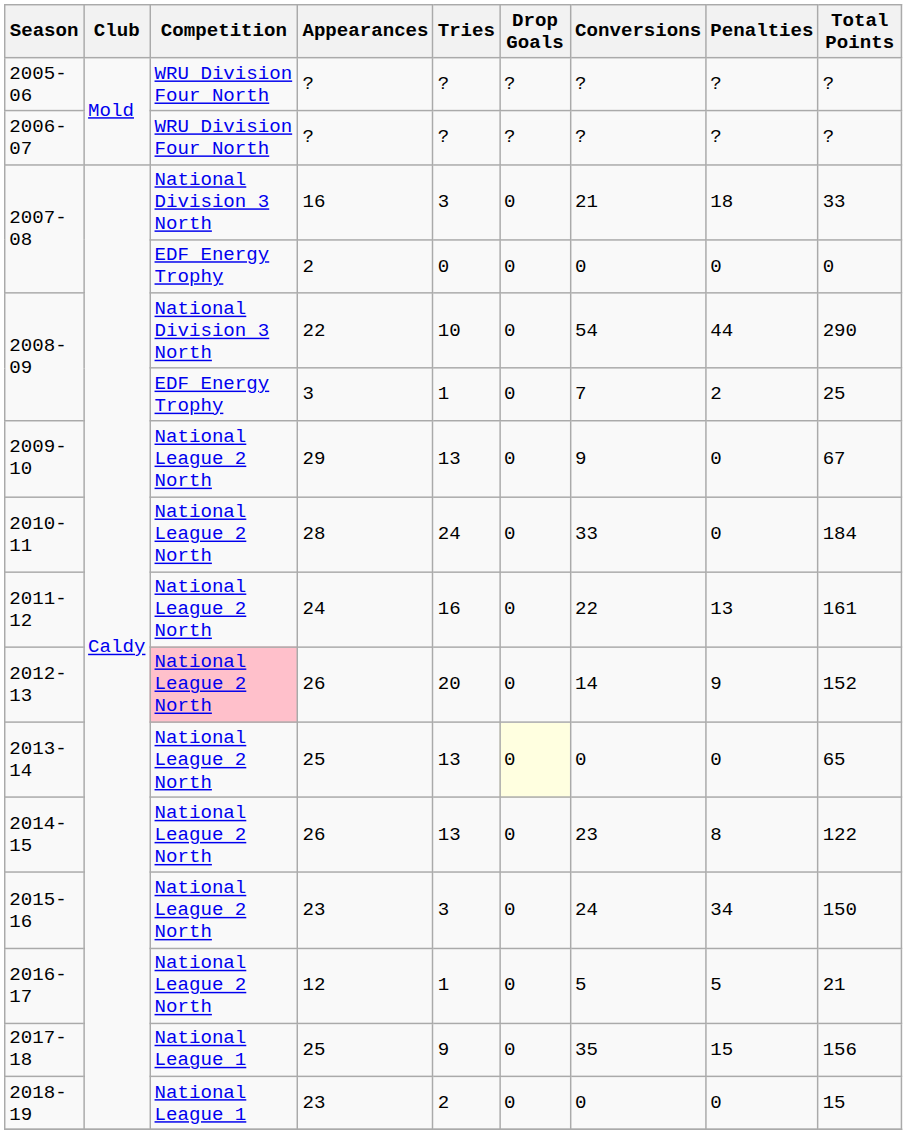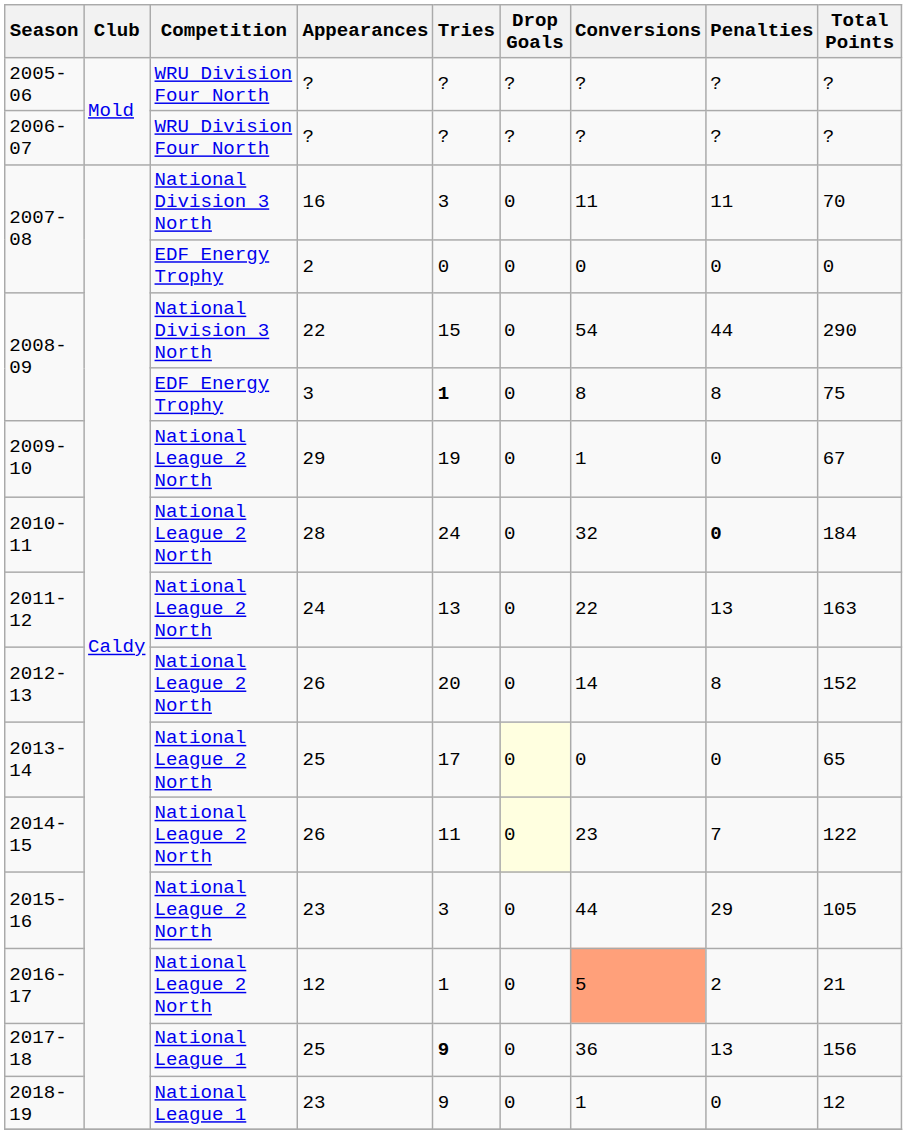(587, 202) 21 -> (587, 202) 11
(722, 202) 18 -> (722, 202) 11
(834, 202) 33 -> (834, 202) 70
(449, 330) 10 -> (449, 330) 15
(443, 395) normal -> (443, 395) bold
(581, 395) 7 -> (581, 395) 8
(716, 395) 2 -> (716, 395) 8
(834, 395) 25 -> (834, 395) 75
(449, 459) 13 -> (449, 459) 19
(581, 459) 9 -> (581, 459) 1
(587, 534) 33 -> (587, 534) 32
(716, 534) normal -> (716, 534) bold
(449, 609) 16 -> (449, 609) 13
(840, 609) 161 -> (840, 609) 163
(200, 685) pink background -> (200, 685) no background
(716, 685) 9 -> (716, 685) 8
(449, 760) 13 -> (449, 760) 17
(449, 835) 13 -> (449, 835) 11
(510, 835) no background -> (510, 835) lightyellow background
(716, 835) 8 -> (716, 835) 7
(587, 910) 24 -> (587, 910) 44
(722, 910) 34 -> (722, 910) 29
(840, 910) 150 -> (840, 910) 105
(581, 986) no background -> (581, 986) lightsalmon background
(716, 986) 5 -> (716, 986) 2
(443, 1050) normal -> (443, 1050) bold
(587, 1050) 35 -> (587, 1050) 36
(722, 1050) 15 -> (722, 1050) 13
(443, 1103) 2 -> (443, 1103) 9
(581, 1103) 0 -> (581, 1103) 1
(834, 1103) 15 -> (834, 1103) 12
